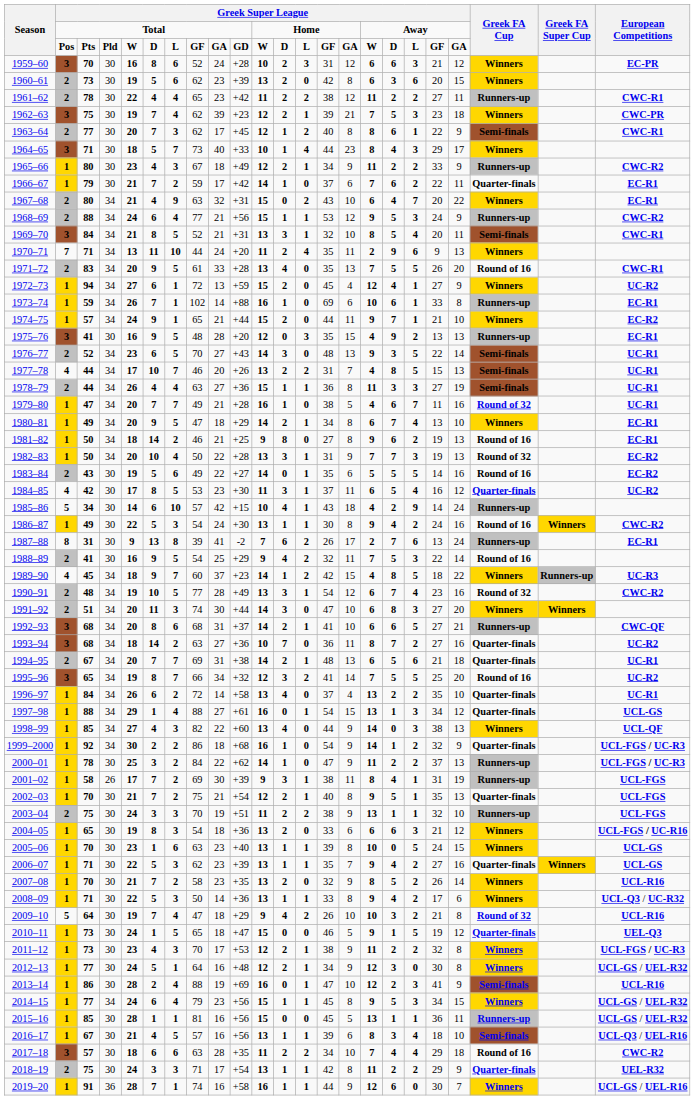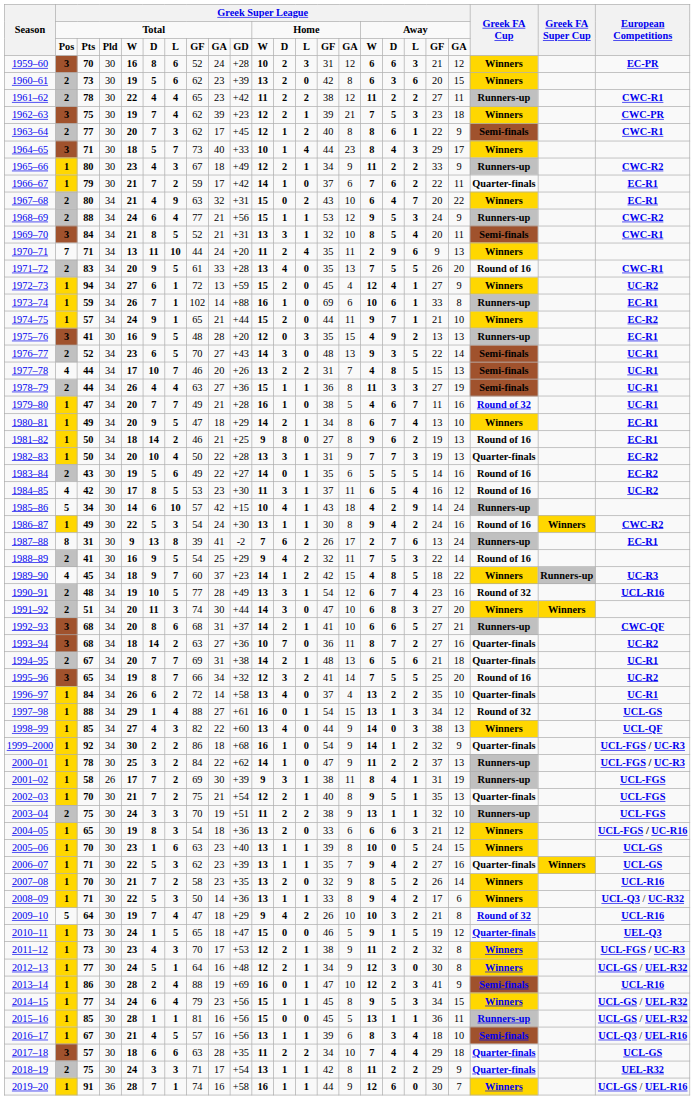(504, 456) Round of 32 -> (504, 456) Quarter-finals
(504, 490) Quarter-finals -> (504, 490) Round of 16
(643, 592) CWC-R2 -> (643, 592) UCL-R16
(504, 711) Quarter-finals -> (504, 711) Round of 32
(504, 1052) Round of 16 -> (504, 1052) Quarter-finals
(643, 1052) CWC-R2 -> (643, 1052) UCL-GS
